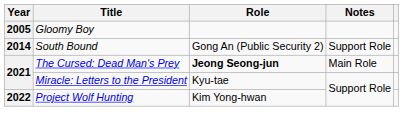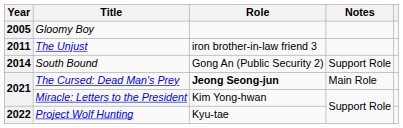+ row: (62, 47)
(210, 81) Kyu-tae -> (229, 98) Kim Yong-hwan
(229, 98) Kim Yong-hwan -> (210, 115) Kyu-tae
